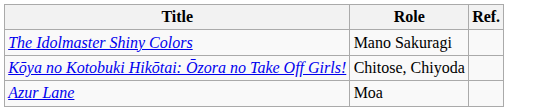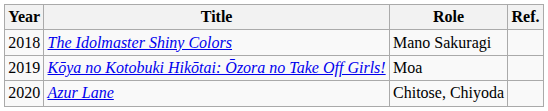+ column: (24, 17)
(409, 67) Chitose, Chiyoda -> (408, 67) Moa
(368, 93) Moa -> (449, 93) Chitose, Chiyoda
